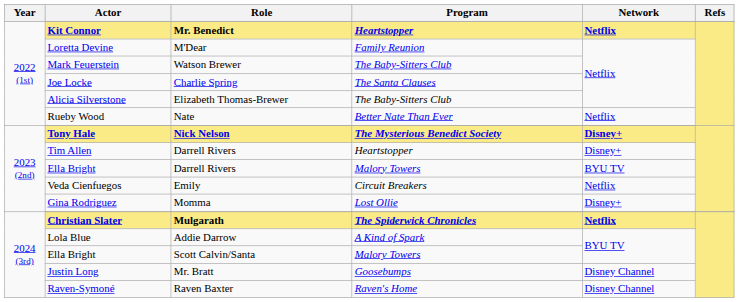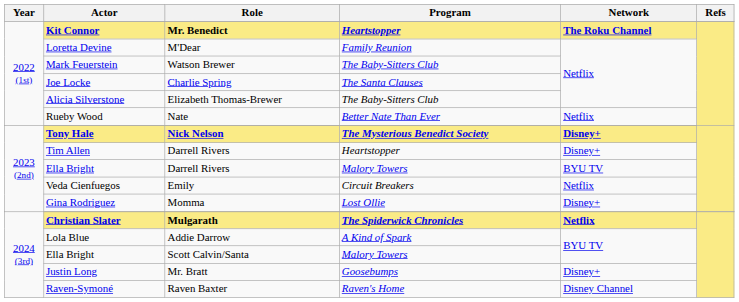(600, 30) Netflix -> (607, 30) The Roku Channel
(619, 271) Disney Channel -> (582, 271) Disney+
